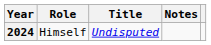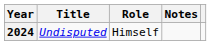columns swapped: (125, 14) <-> (63, 14)
